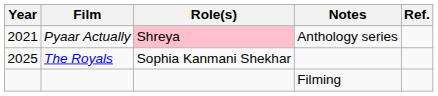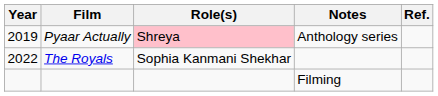(23, 36) 2021 -> (23, 36) 2019
(23, 58) 2025 -> (23, 58) 2022
